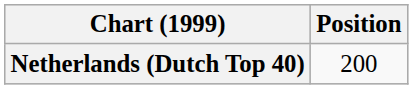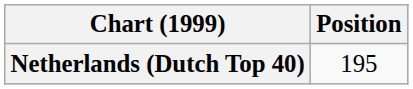(359, 63) 200 -> (359, 63) 195
